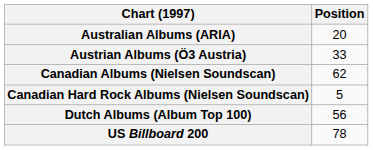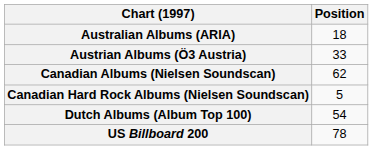(340, 34) 20 -> (340, 34) 18
(340, 114) 56 -> (340, 114) 54
